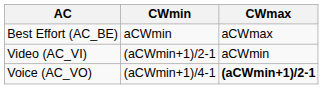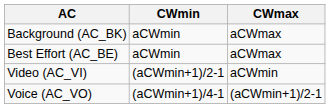+ row: (67, 34)
(268, 73) bold -> (276, 93) normal
